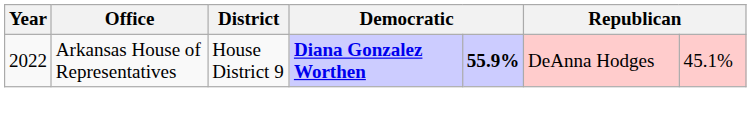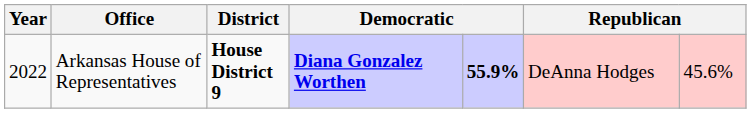(248, 60) normal -> (242, 71) bold
(708, 60) 45.1% -> (708, 71) 45.6%
